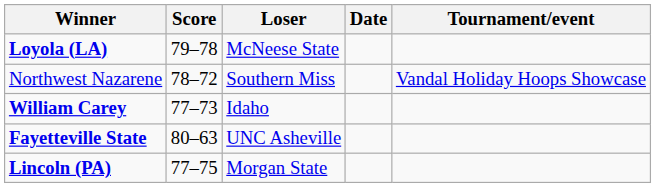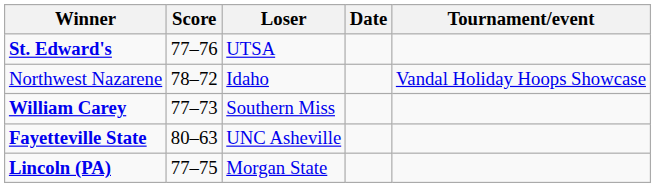+ row: (60, 49)
- row: (58, 49)
(281, 78) Southern Miss -> (248, 78) Idaho
(248, 108) Idaho -> (281, 108) Southern Miss
